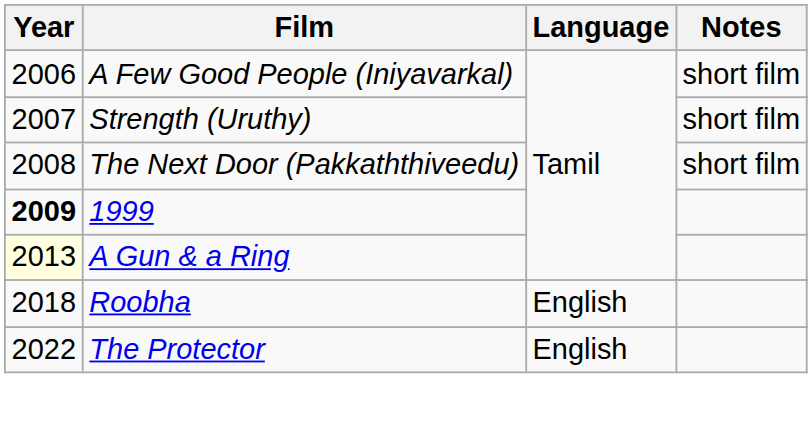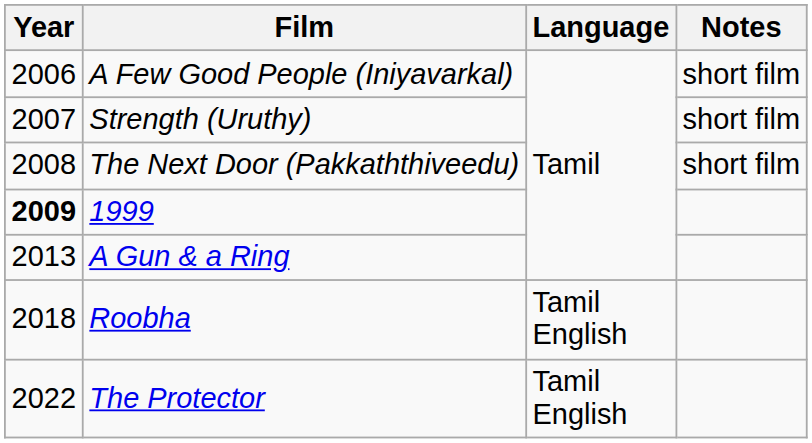(44, 257) lightyellow background -> (44, 257) no background
(580, 303) English -> (580, 319) Tamil English
(580, 348) English -> (580, 397) Tamil English
